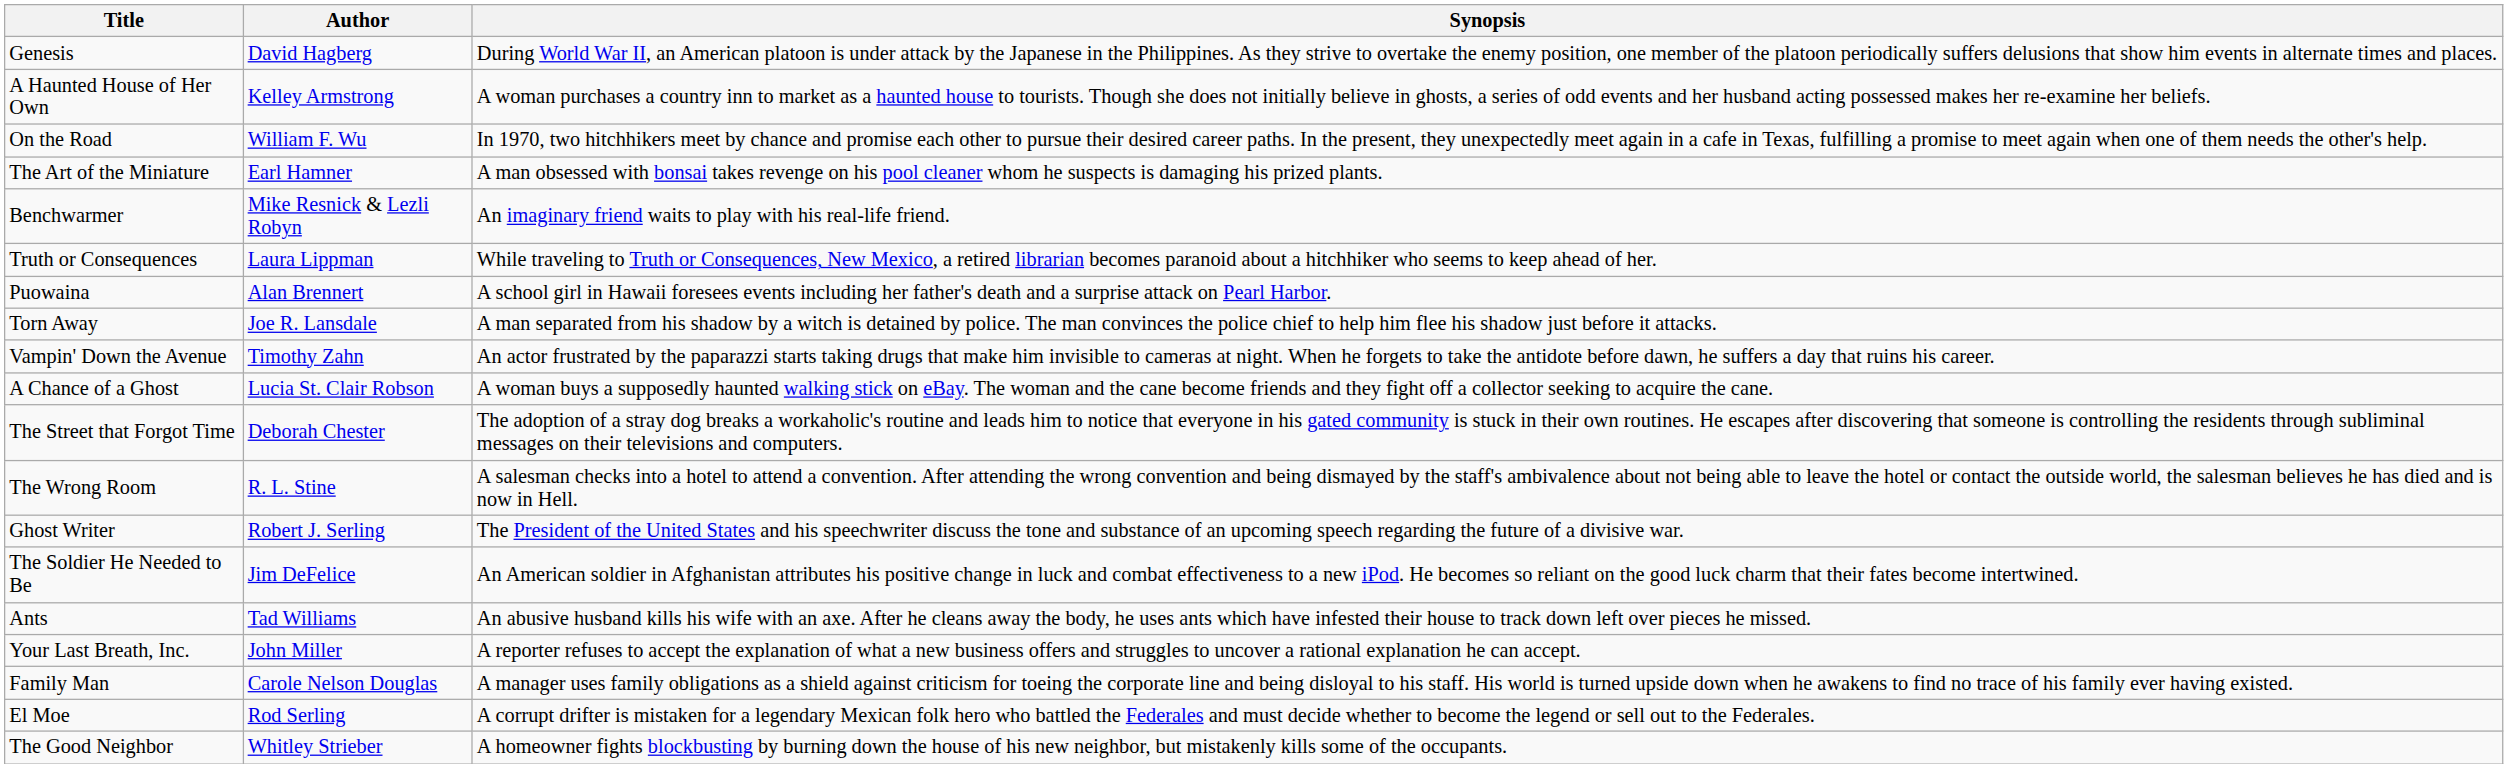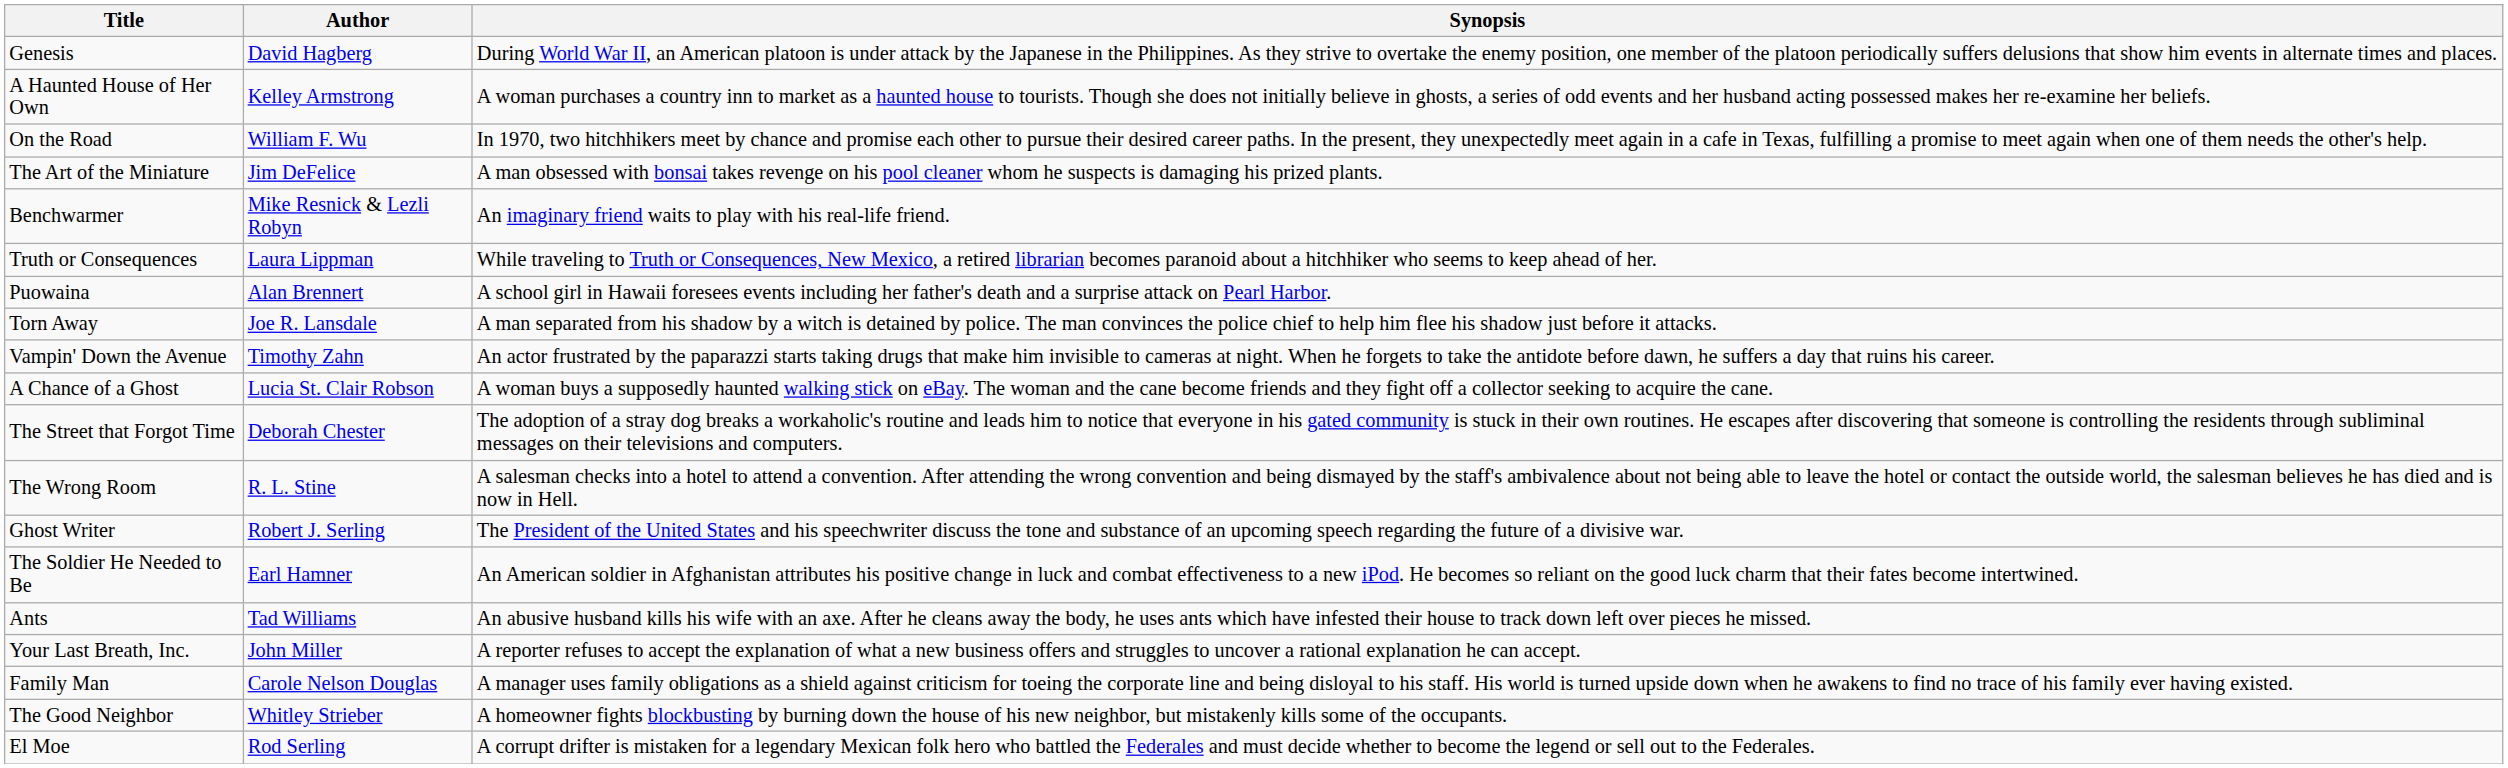(300, 172) Earl Hamner -> (302, 172) Jim DeFelice
(302, 574) Jim DeFelice -> (300, 574) Earl Hamner
rows swapped: (91, 747) <-> (40, 714)
